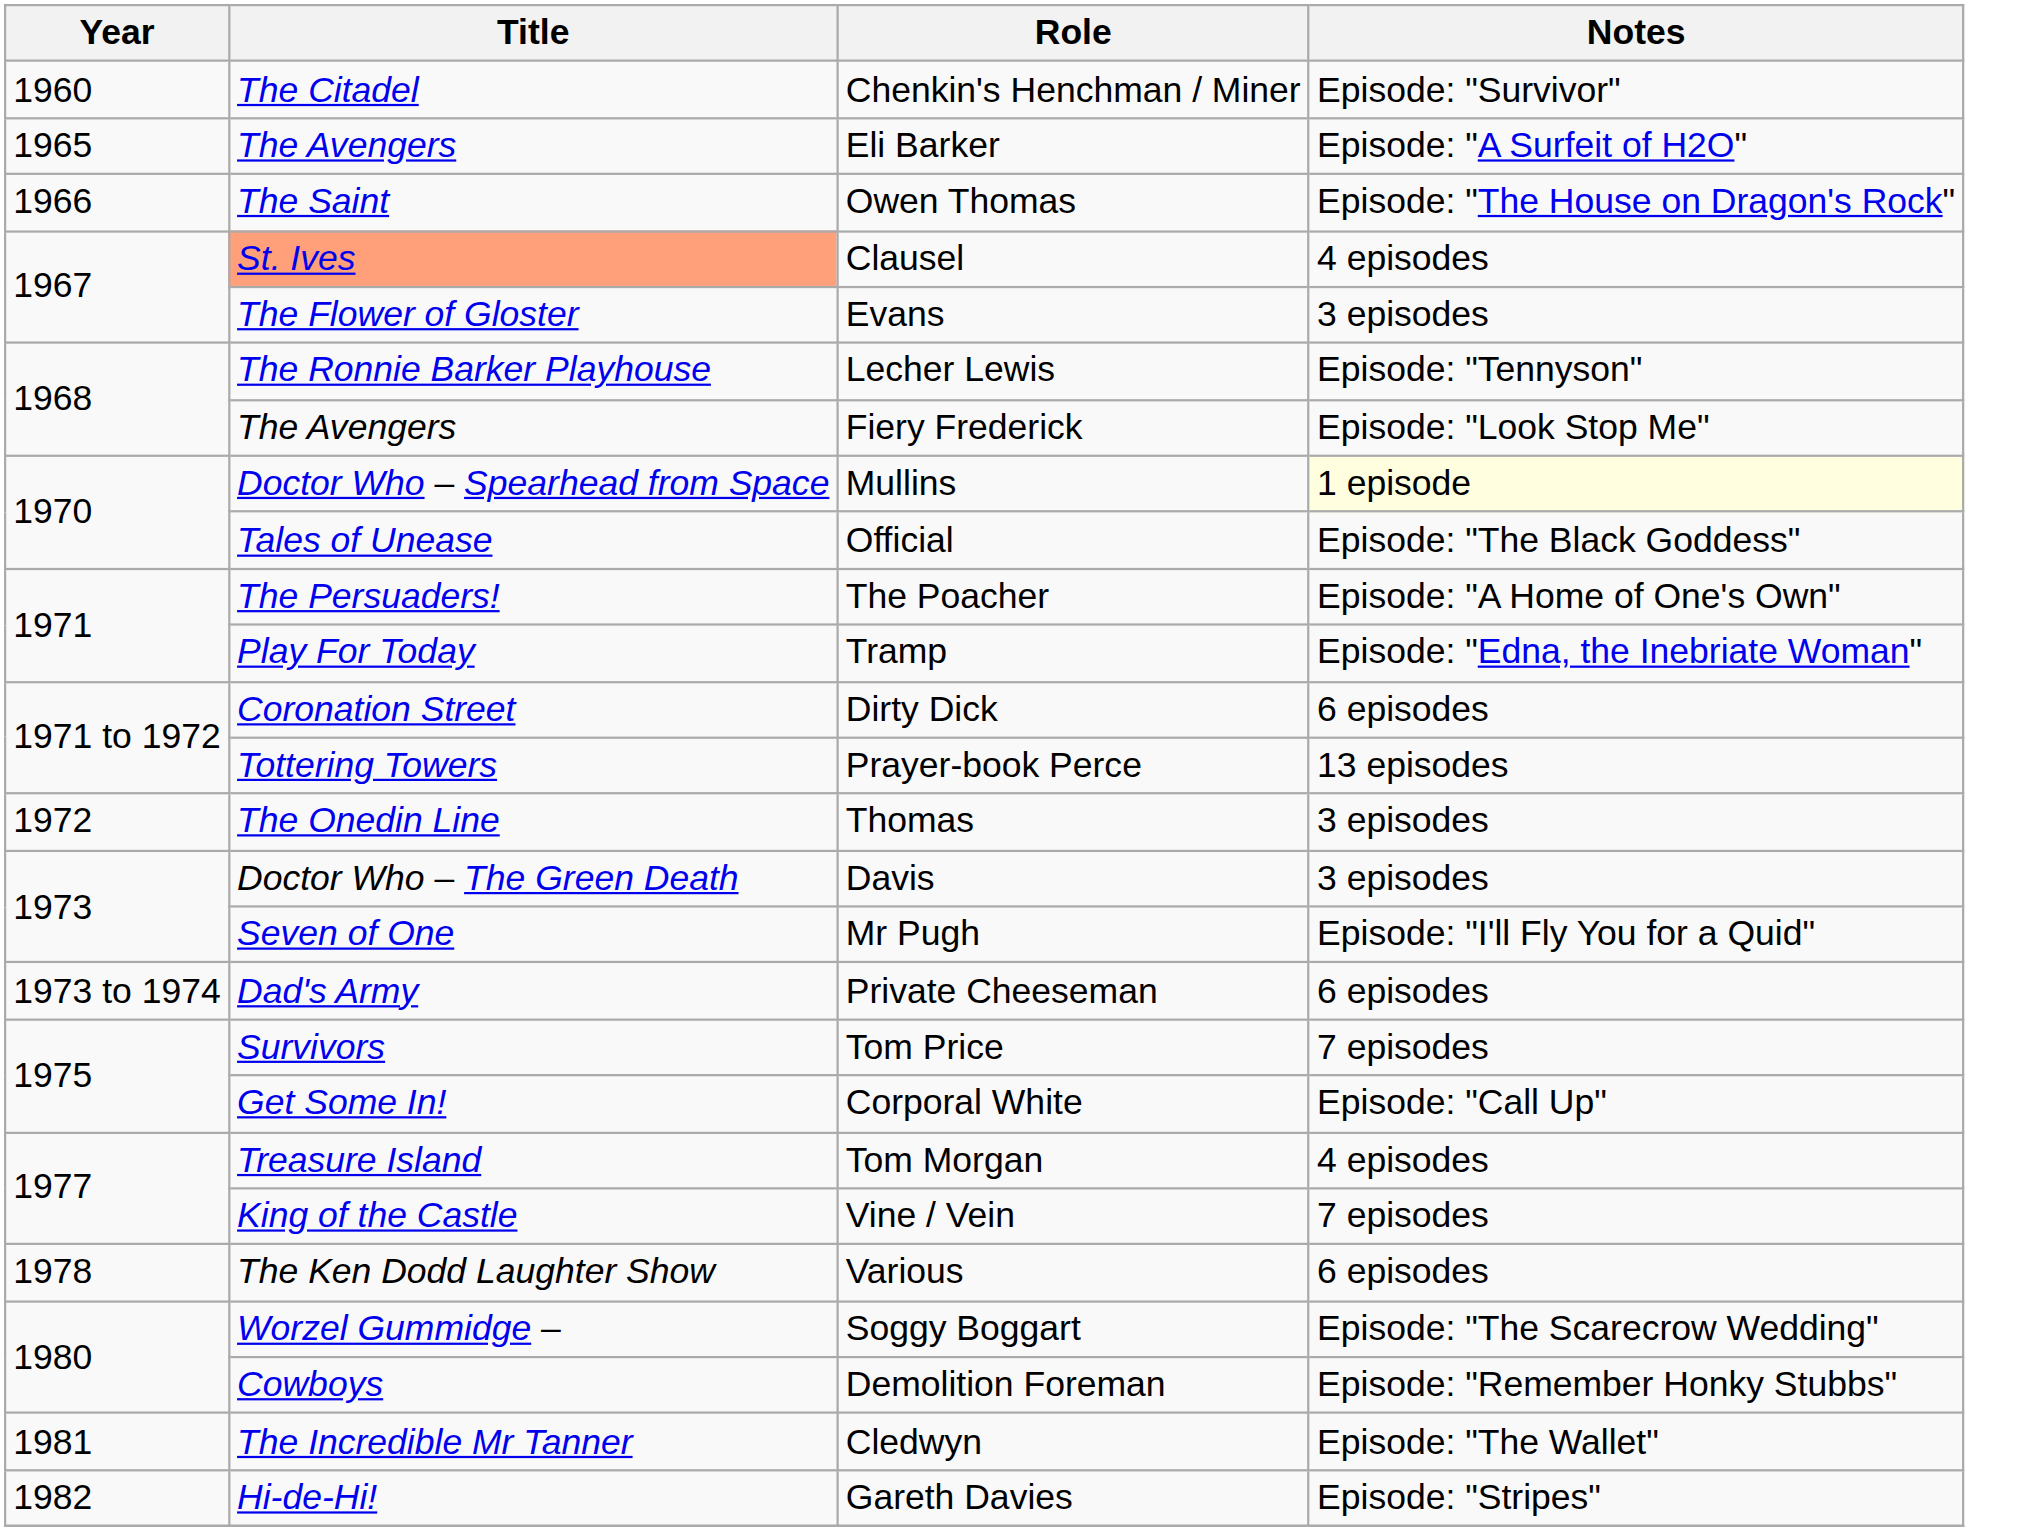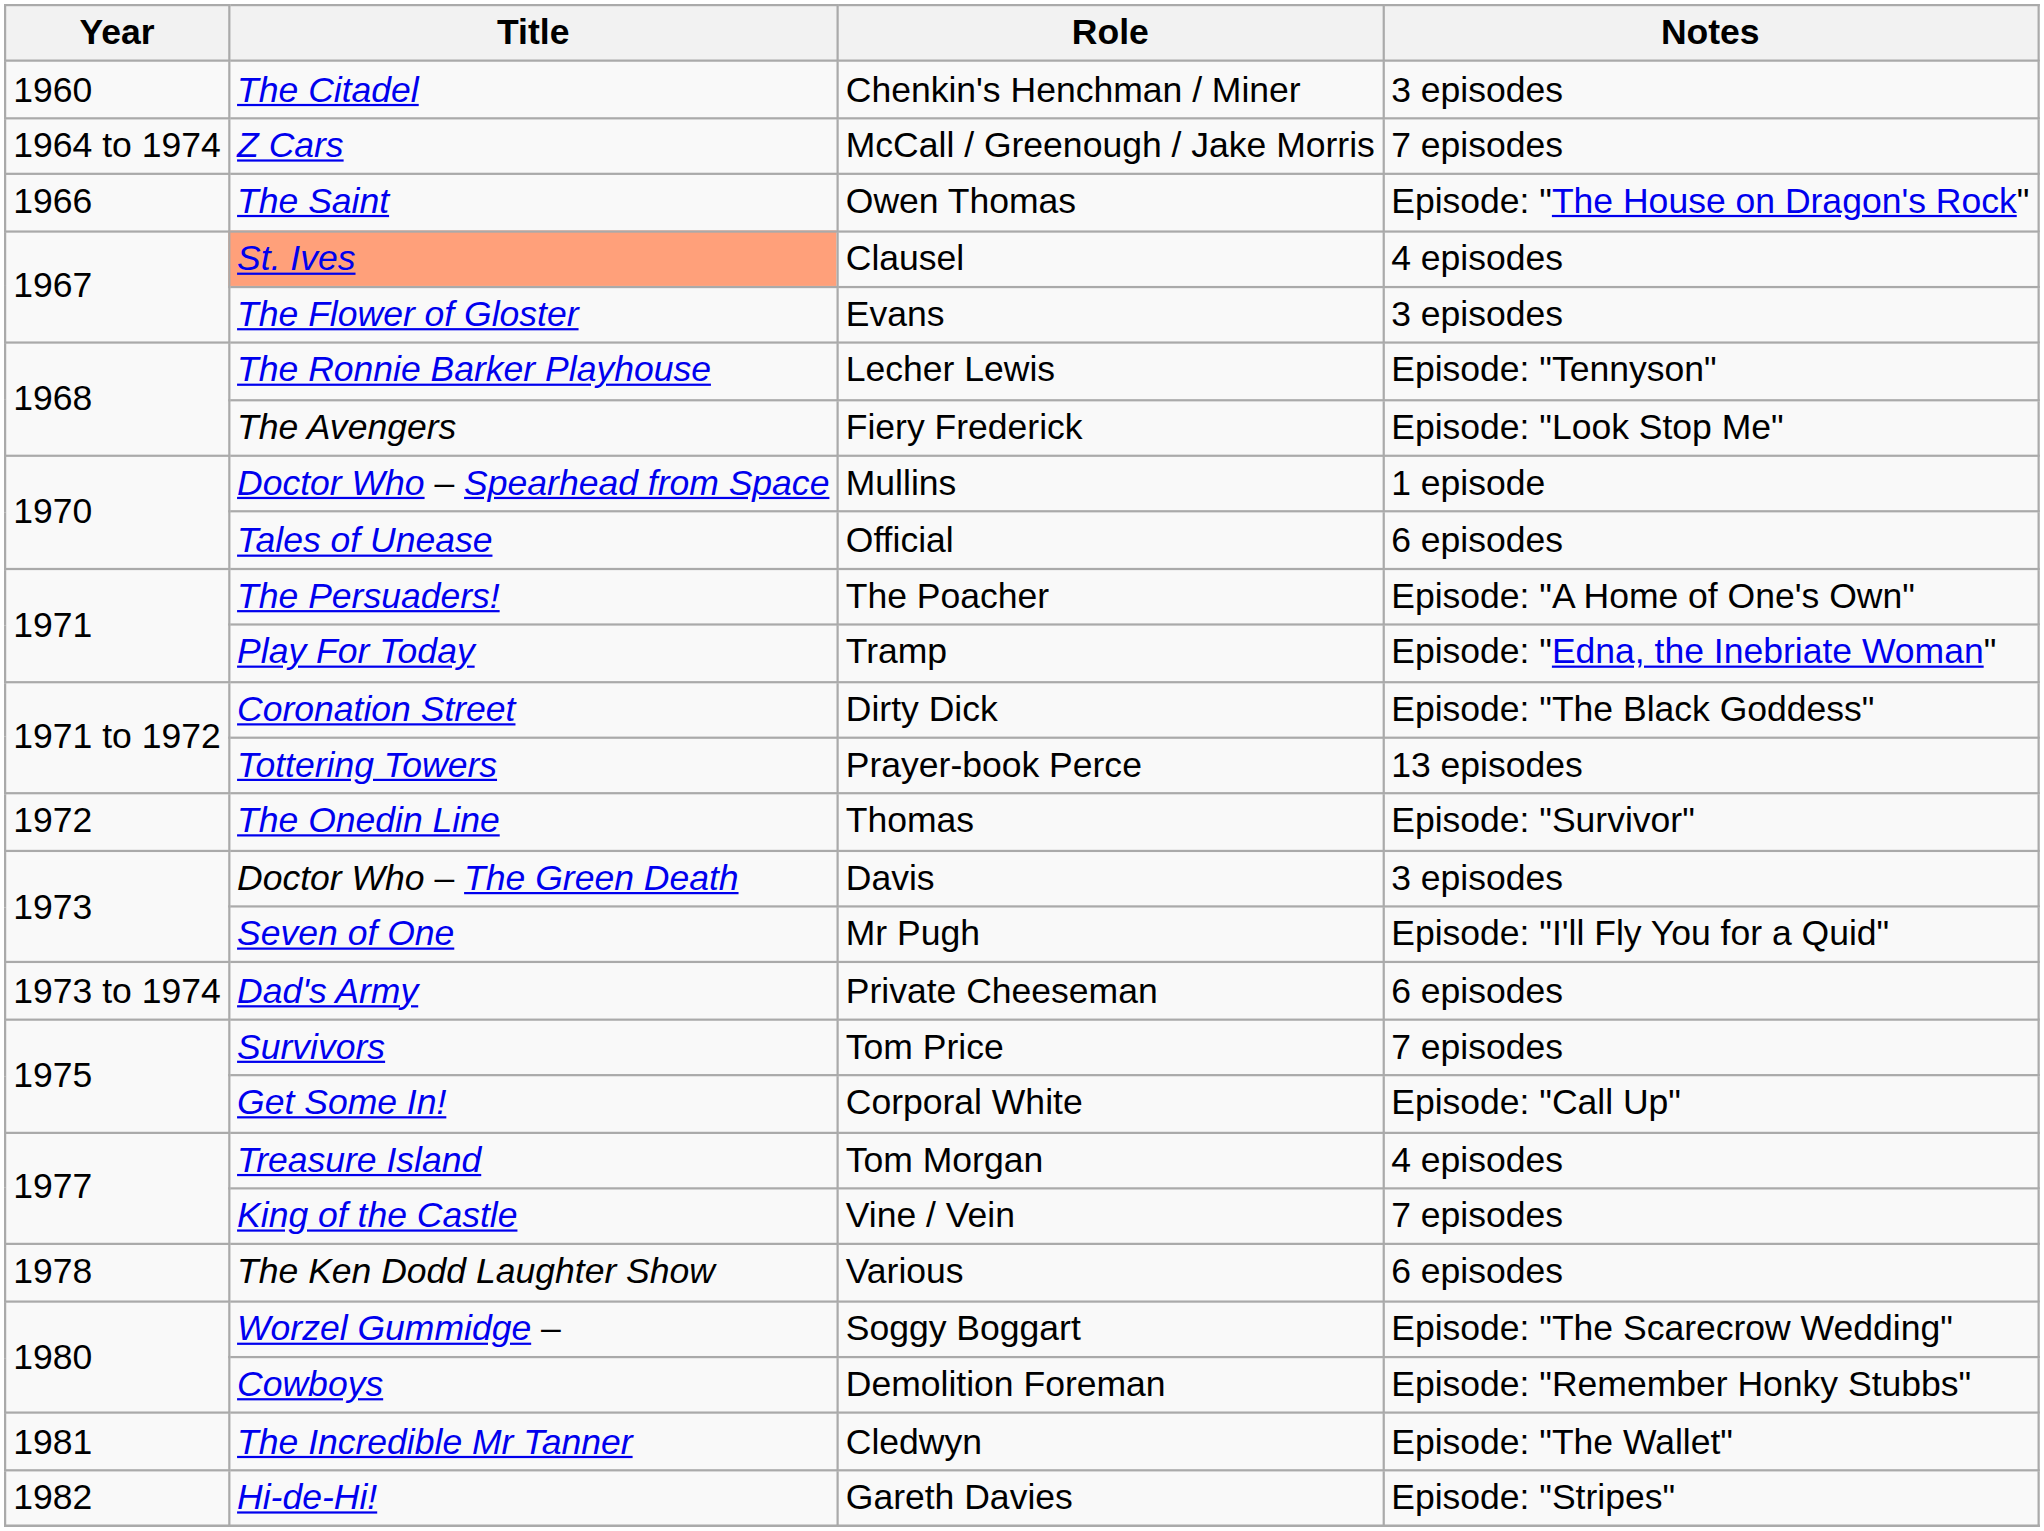(1469, 88) Episode: "Survivor" -> (1477, 88) 3 episodes
+ row: (1110, 145)
- row: (923, 145)
(1394, 483) lightyellow background -> (1468, 483) no background
(1559, 539) Episode: "The Black Goddess" -> (1477, 539) 6 episodes
(1403, 708) 6 episodes -> (1633, 708) Episode: "The Black Goddess"
(1403, 821) 3 episodes -> (1543, 821) Episode: "Survivor"
